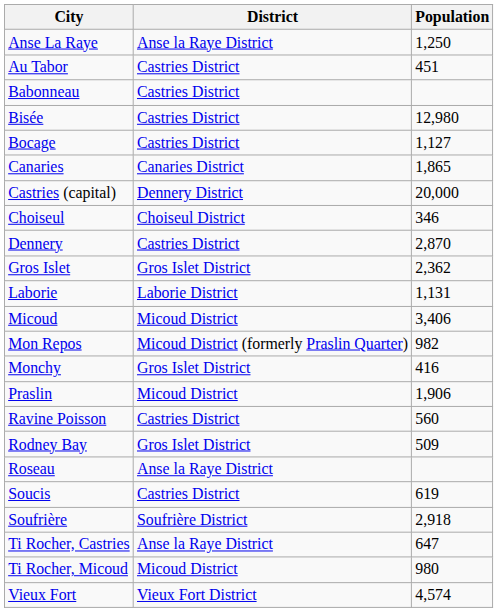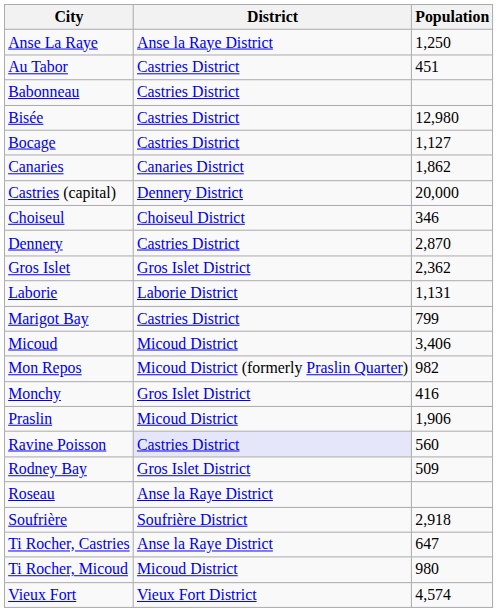(433, 167) 1,865 -> (433, 167) 1,862
+ row: (48, 318)
(188, 419) no background -> (188, 444) lavender background
- row: (29, 494)
